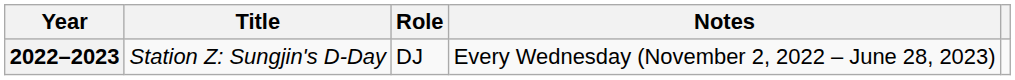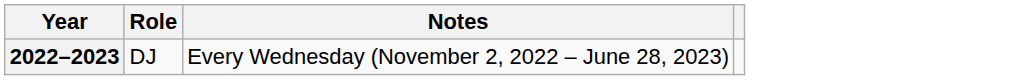- column: (258, 21)
